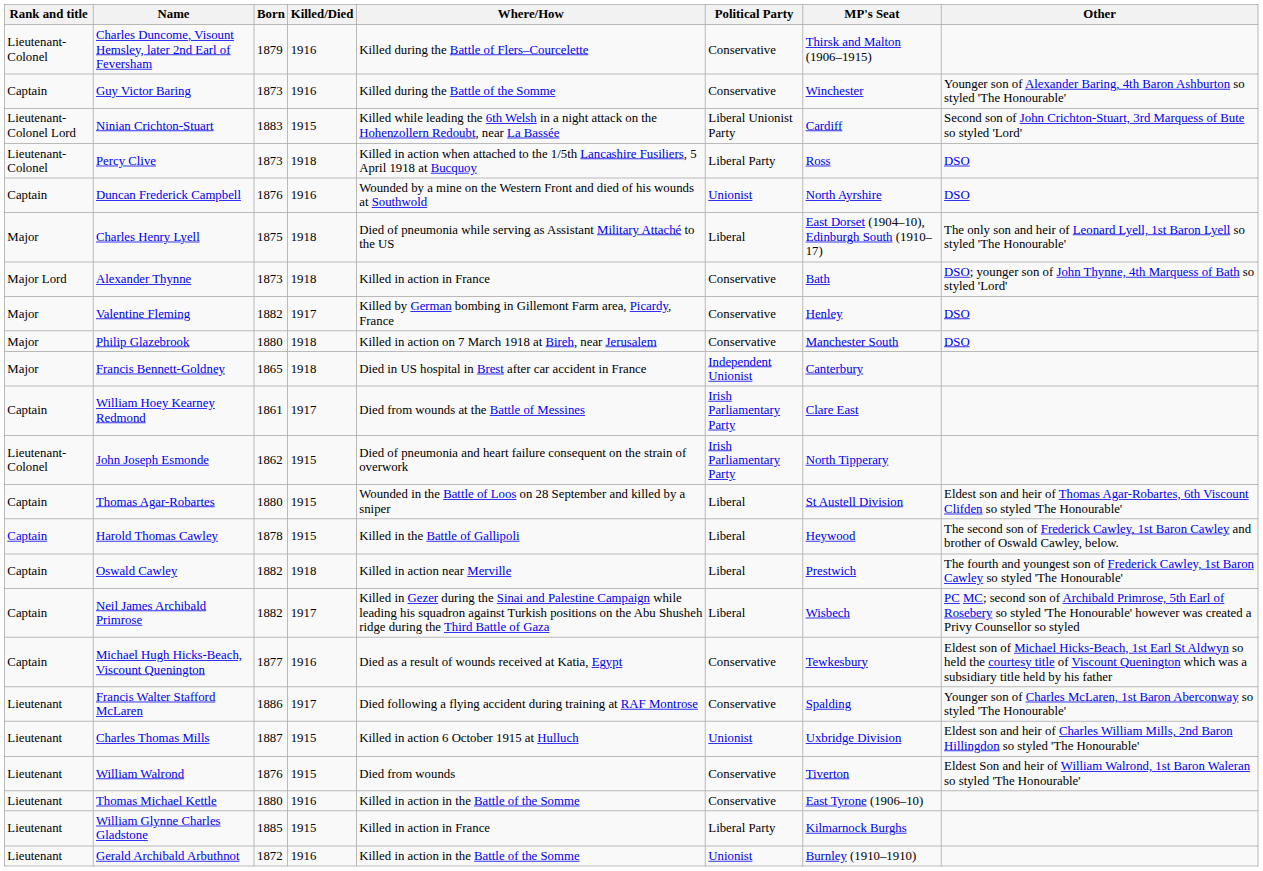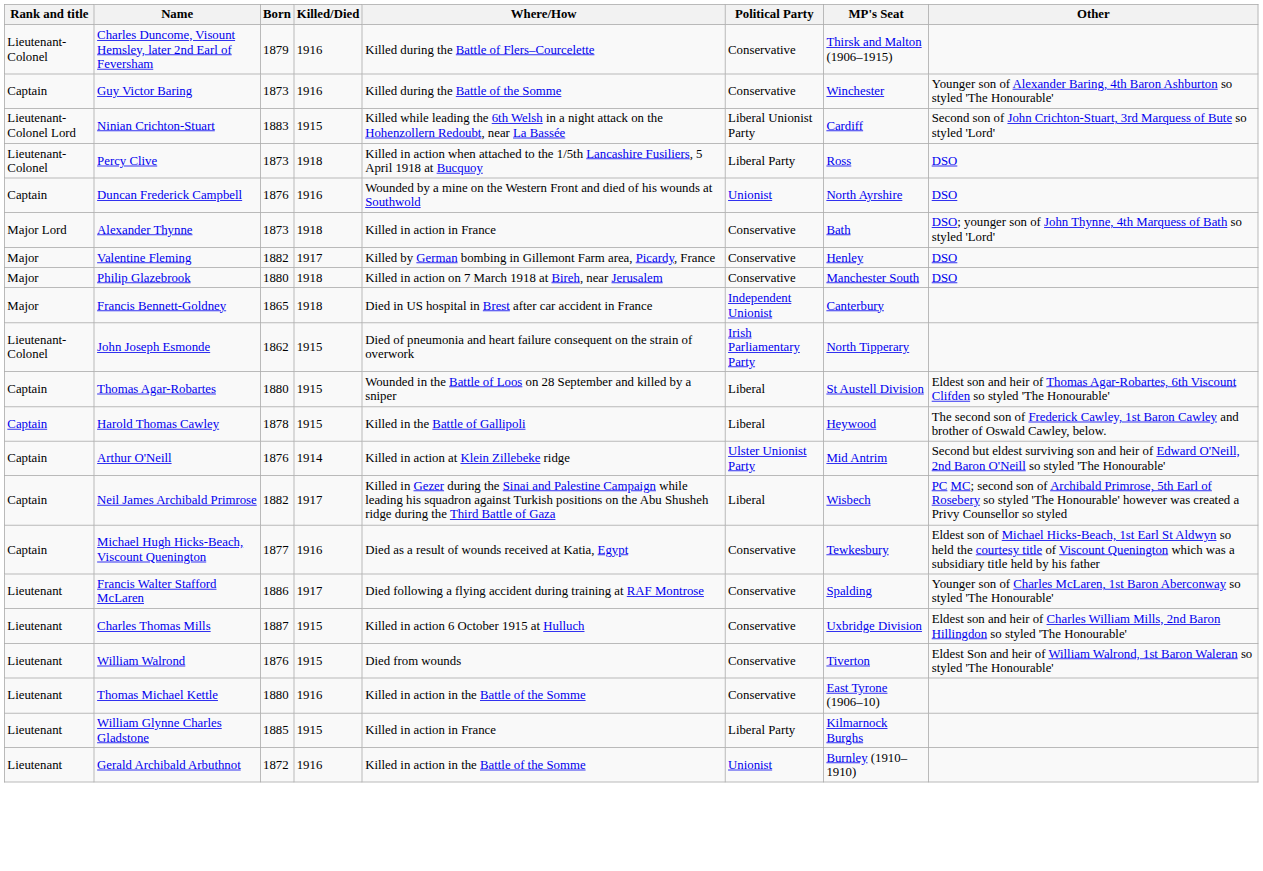- row: (148, 237)
- row: (155, 410)
- row: (137, 571)
+ row: (134, 458)
(730, 738) Unionist -> (762, 626) Conservative
